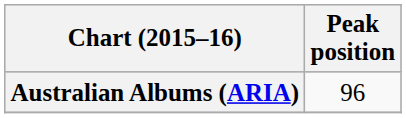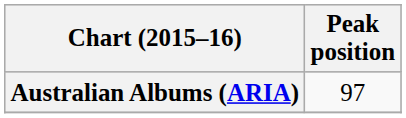(353, 91) 96 -> (353, 91) 97
